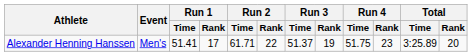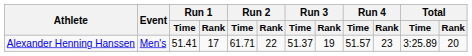(358, 44) 51.75 -> (358, 44) 51.57
